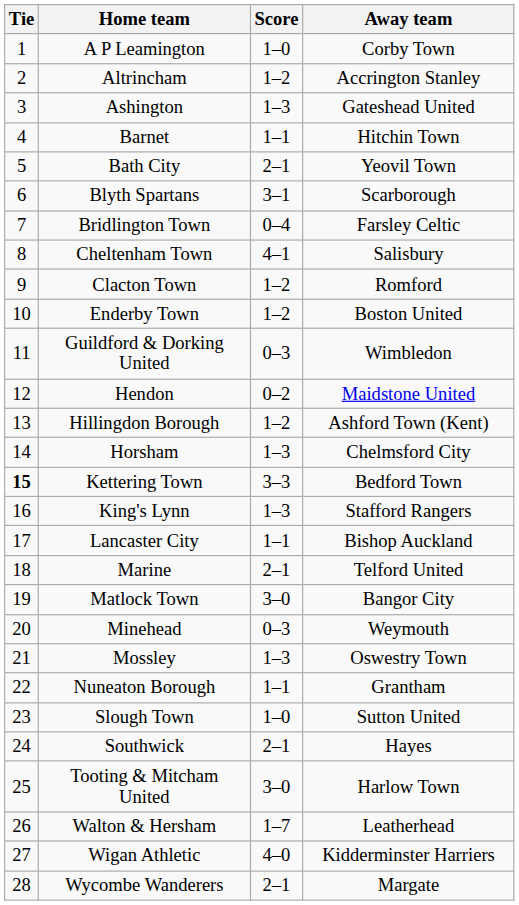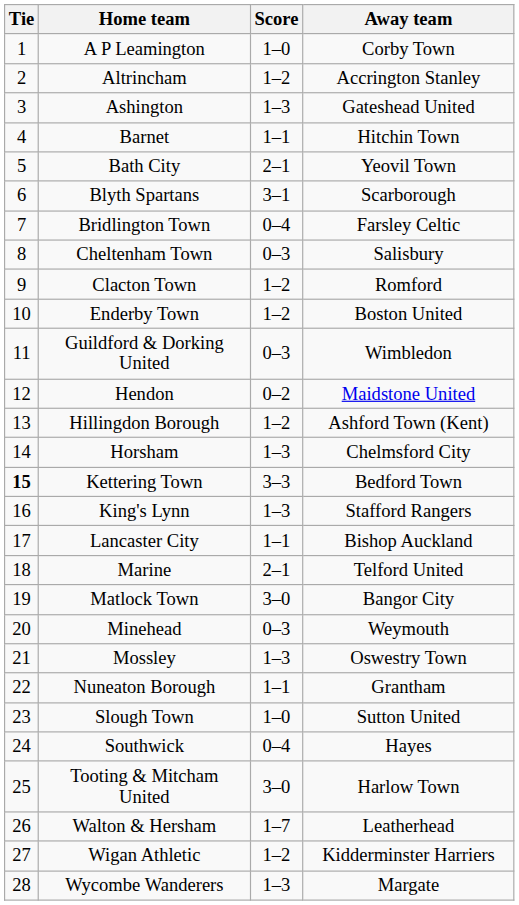(276, 254) 4–1 -> (276, 254) 0–3
(276, 746) 2–1 -> (276, 746) 0–4
(276, 855) 4–0 -> (276, 855) 1–2
(276, 885) 2–1 -> (276, 885) 1–3
